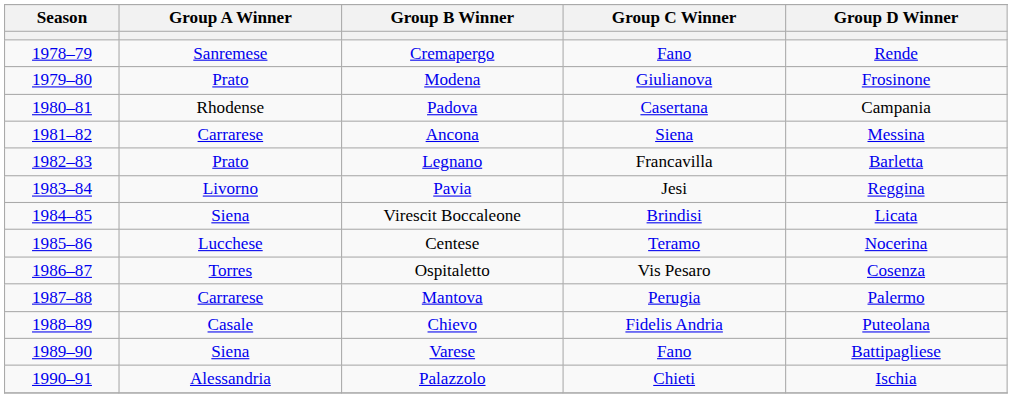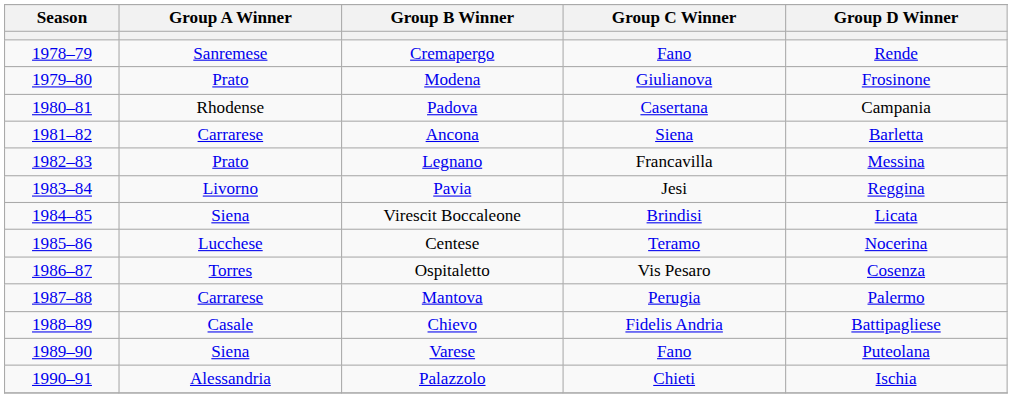(896, 134) Messina -> (896, 134) Barletta
(896, 161) Barletta -> (896, 161) Messina
(896, 324) Puteolana -> (896, 324) Battipagliese
(896, 351) Battipagliese -> (896, 351) Puteolana
